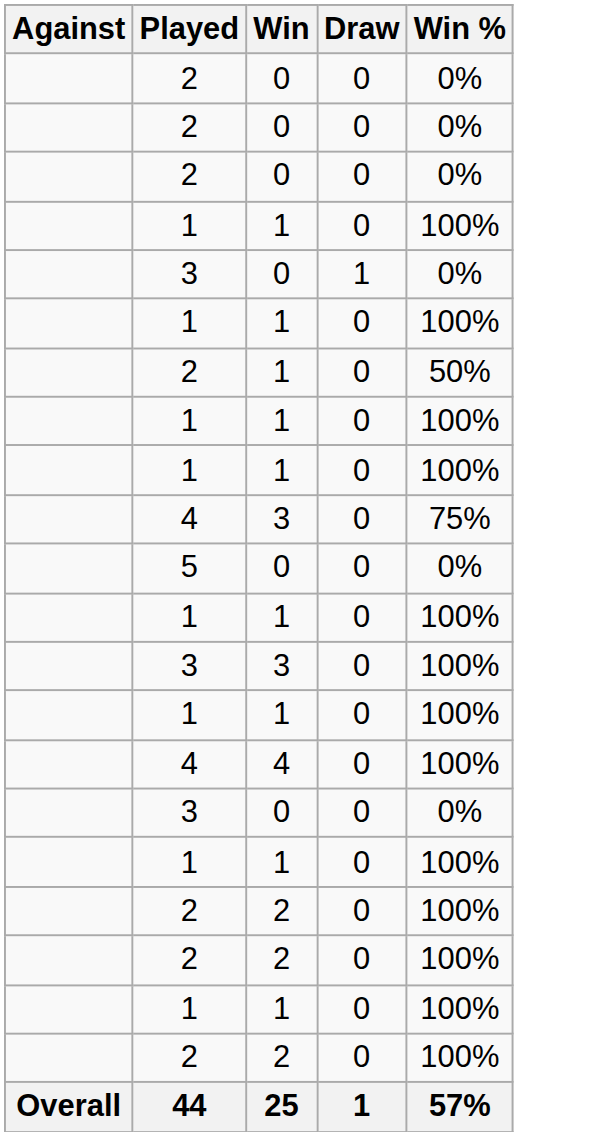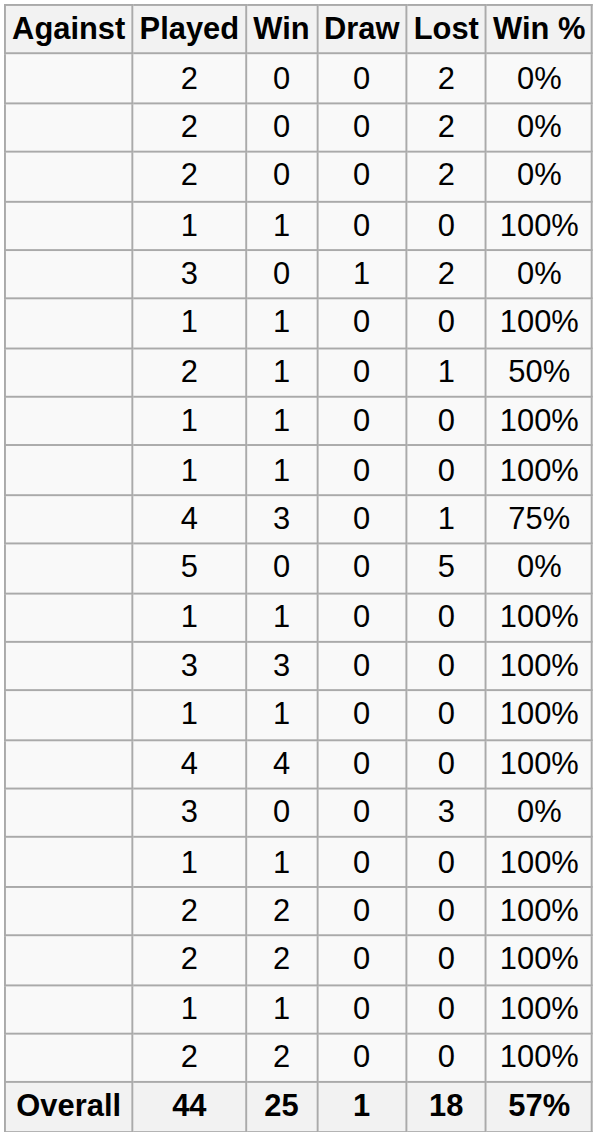+ column: (446, 28)
